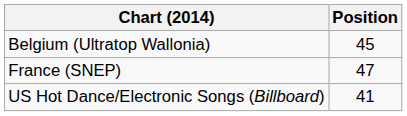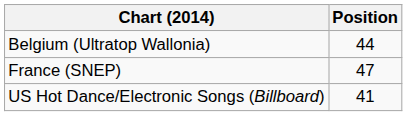(365, 44) 45 -> (365, 44) 44
